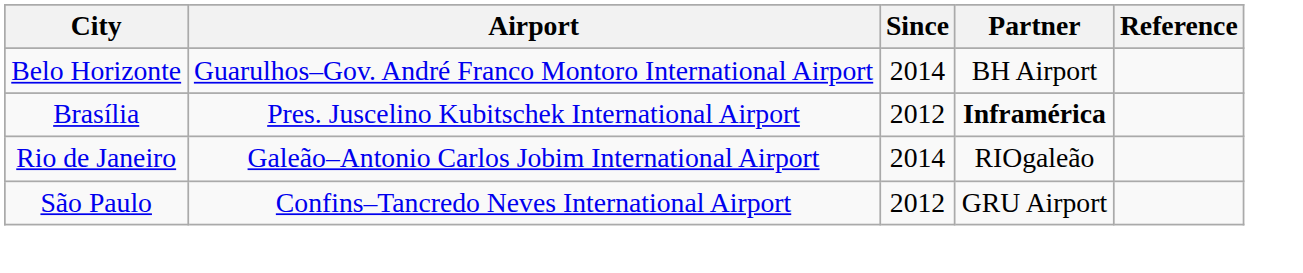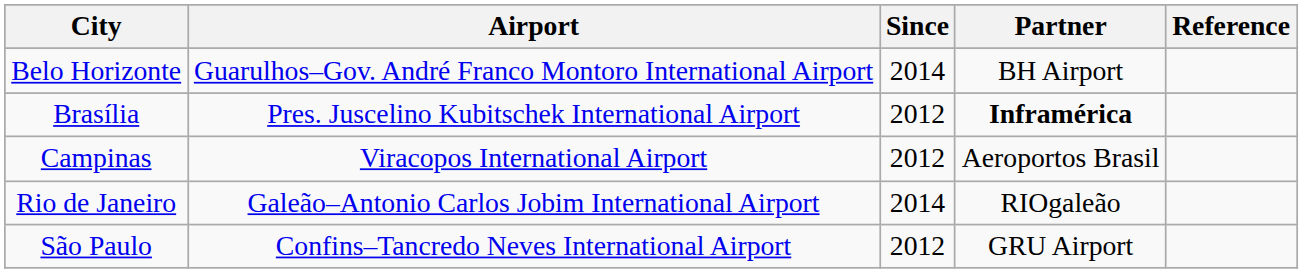+ row: (96, 158)
